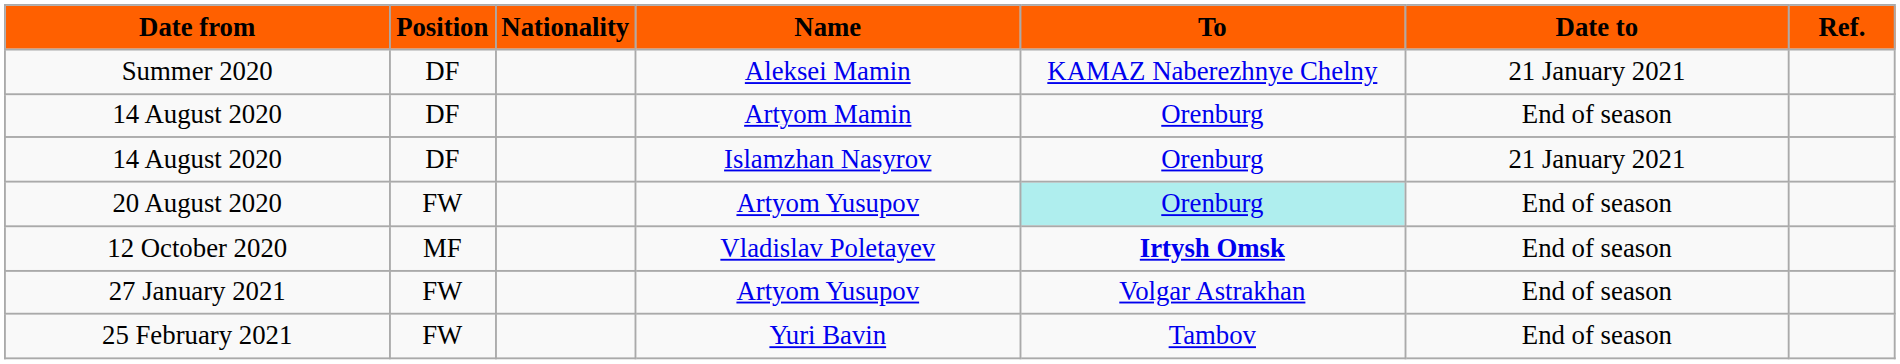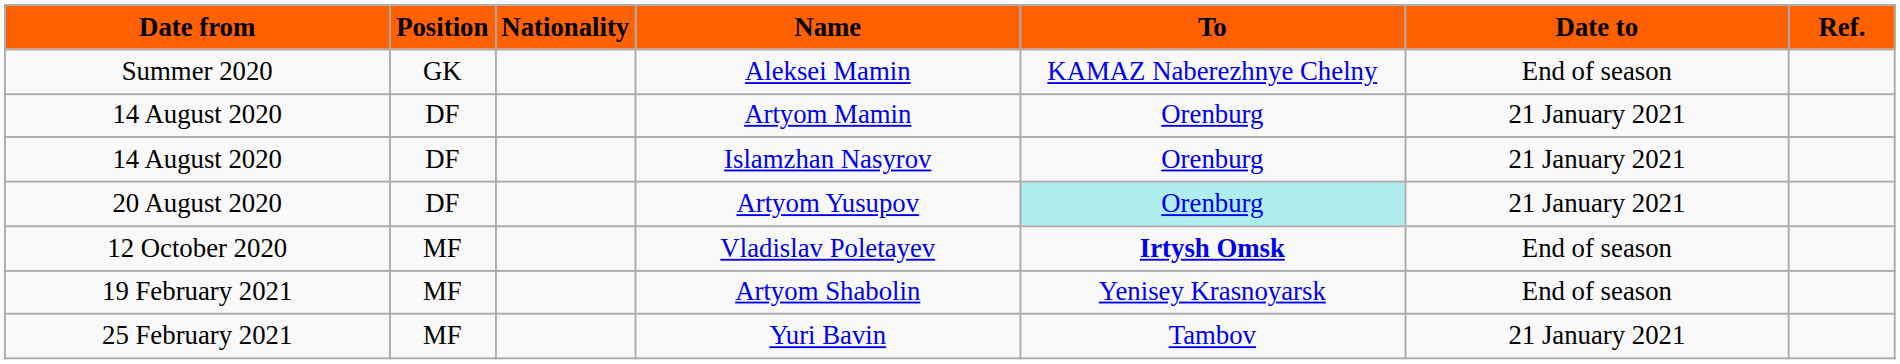(442, 71) DF -> (442, 71) GK
(1597, 71) 21 January 2021 -> (1597, 71) End of season
(1597, 115) End of season -> (1597, 115) 21 January 2021
(442, 203) FW -> (442, 203) DF
(1597, 203) End of season -> (1597, 203) 21 January 2021
- row: (197, 292)
+ row: (197, 292)
(442, 336) FW -> (442, 336) MF
(1597, 336) End of season -> (1597, 336) 21 January 2021
